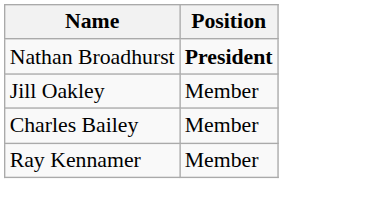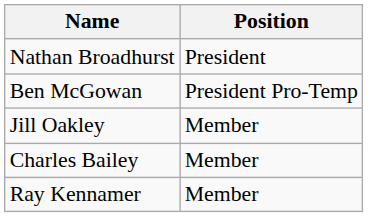(229, 56) bold -> (225, 56) normal
+ row: (76, 90)
